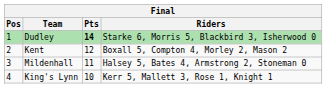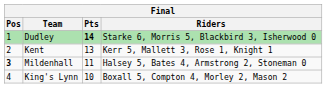(89, 50) 12 -> (89, 50) 13
(195, 50) Boxall 5, Compton 4, Morley 2, Mason 2 -> (188, 50) Kerr 5, Mallett 3, Rose 1, Knight 1
(9, 63) normal -> (9, 63) bold
(188, 77) Kerr 5, Mallett 3, Rose 1, Knight 1 -> (195, 77) Boxall 5, Compton 4, Morley 2, Mason 2
